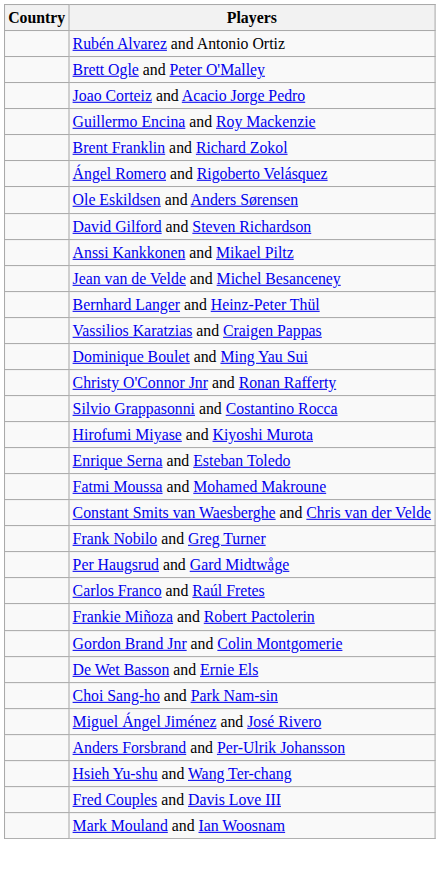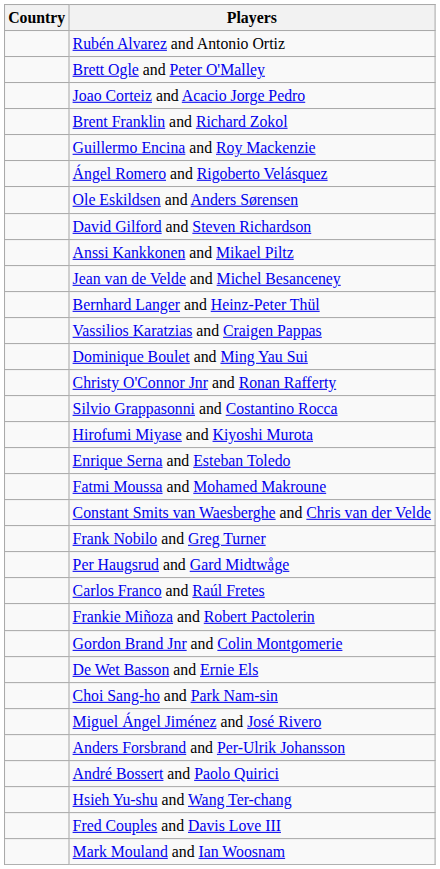rows swapped: (180, 148) <-> (194, 121)
+ row: (176, 773)
